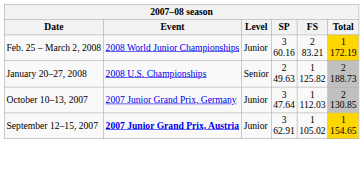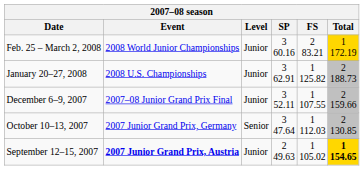(256, 73) Senior -> (256, 73) Junior
(284, 73) 2 49.63 -> (284, 73) 3 62.91
+ row: (47, 100)
(256, 100) Junior -> (256, 126) Senior
(284, 126) 3 62.91 -> (284, 152) 2 49.63
(343, 126) normal -> (343, 152) bold
